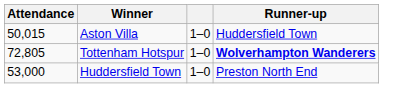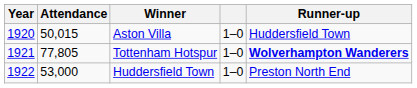+ column: (21, 14)
(26, 53) 72,805 -> (59, 53) 77,805
